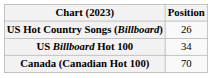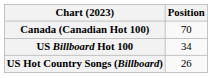rows swapped: (85, 64) <-> (85, 30)
